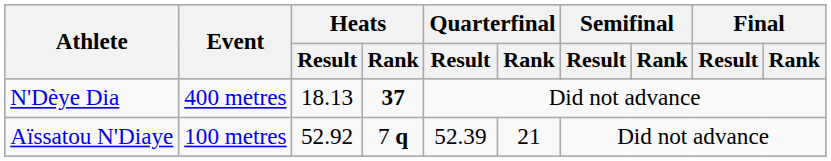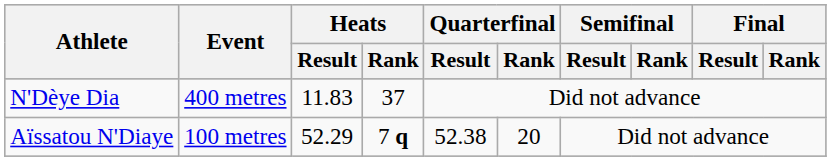(327, 98) 18.13 -> (327, 98) 11.83
(393, 98) bold -> (393, 98) normal
(327, 136) 52.92 -> (327, 136) 52.29
(460, 136) 52.39 -> (460, 136) 52.38
(529, 136) 21 -> (529, 136) 20
